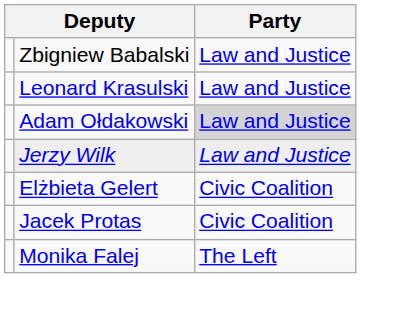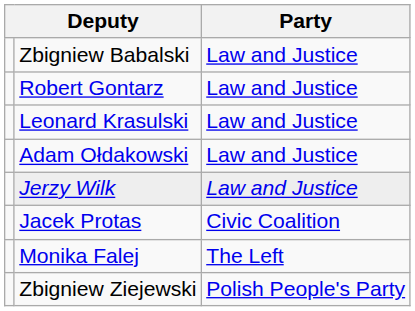+ row: (91, 88)
(275, 121) lightgrey background -> (282, 155) no background
- row: (89, 188)
+ row: (108, 289)
